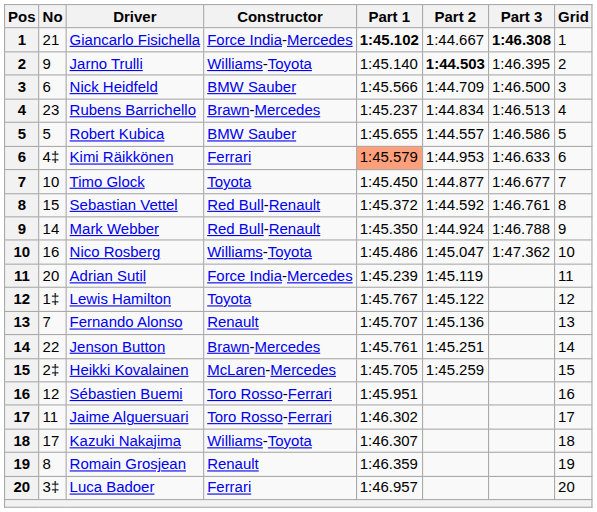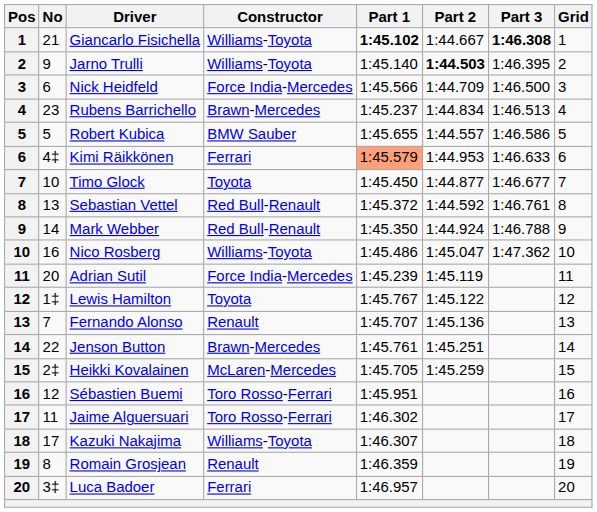(280, 40) Force India-Mercedes -> (260, 40) Williams-Toyota
(252, 87) BMW Sauber -> (280, 87) Force India-Mercedes
(51, 205) 15 -> (51, 205) 13
